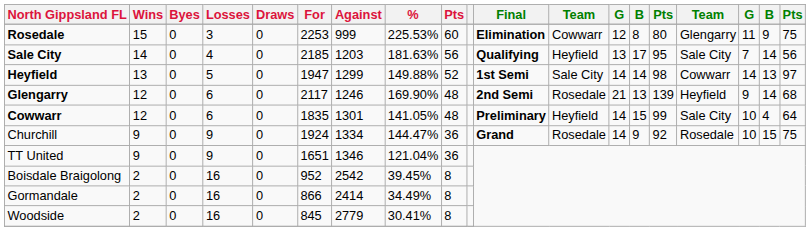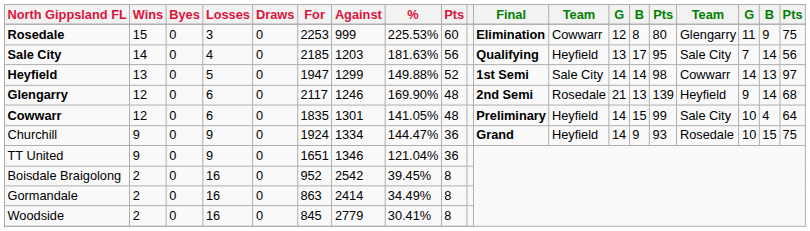(579, 135) Rosedale -> (575, 135) Heyfield
(660, 135) 92 -> (660, 135) 93
(311, 196) 866 -> (311, 196) 863
